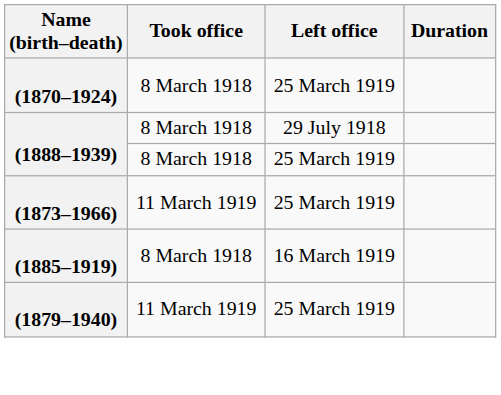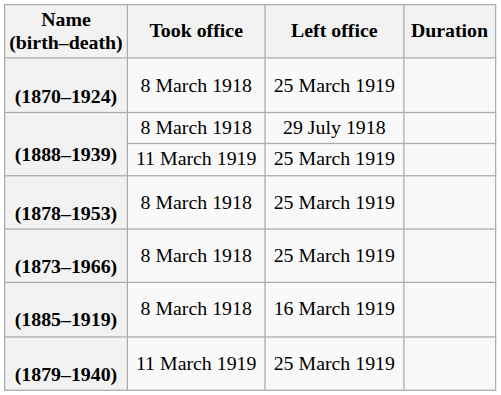(196, 159) 8 March 1918 -> (196, 159) 11 March 1919
+ row: (66, 213)
(196, 201) 11 March 1919 -> (196, 255) 8 March 1918
